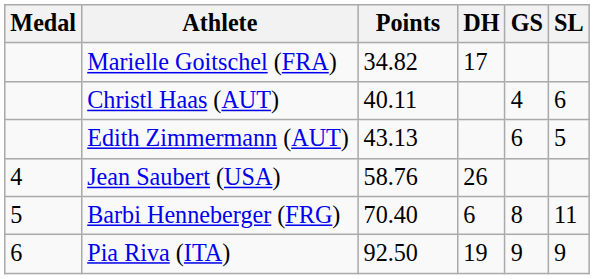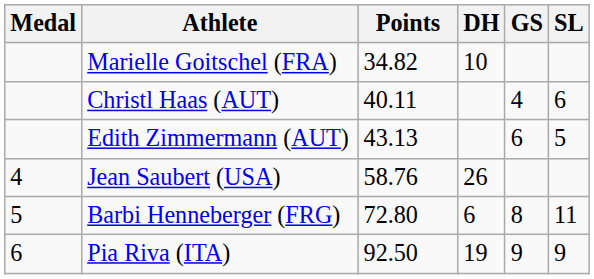(475, 61) 17 -> (475, 61) 10
(391, 215) 70.40 -> (391, 215) 72.80
